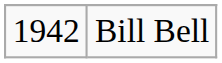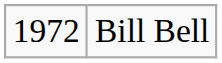(46, 31) 1942 -> (46, 31) 1972
